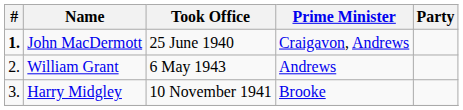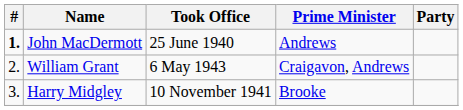(344, 42) Craigavon, Andrews -> (308, 42) Andrews
(308, 67) Andrews -> (344, 67) Craigavon, Andrews
